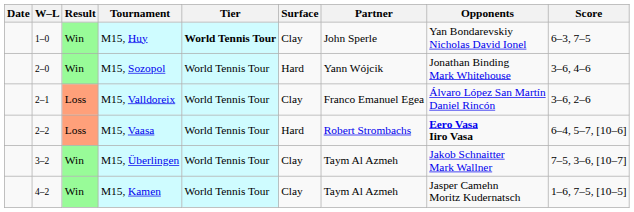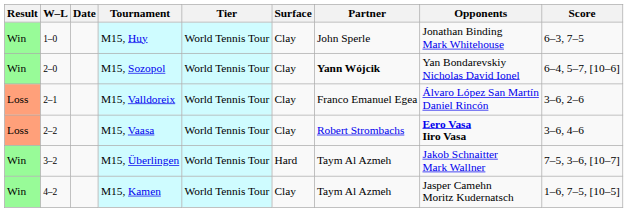columns swapped: (80, 13) <-> (18, 13)
(230, 37) bold -> (227, 37) normal
(478, 37) Yan Bondarevskiy Nicholas David Ionel -> (463, 37) Jonathan Binding Mark Whitehouse
(293, 68) Hard -> (285, 68) Clay
(353, 68) normal -> (349, 68) bold
(470, 68) Jonathan Binding Mark Whitehouse -> (471, 68) Yan Bondarevskiy Nicholas David Ionel
(571, 68) 3–6, 4–6 -> (582, 68) 6–4, 5–7, [10–6]
(293, 130) Hard -> (285, 130) Clay
(589, 130) 6–4, 5–7, [10–6] -> (564, 130) 3–6, 4–6
(292, 161) Clay -> (286, 161) Hard
